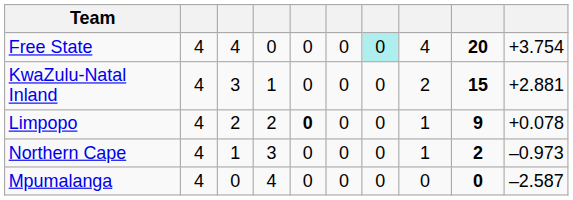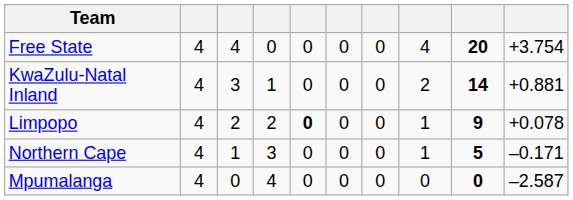(380, 47) paleturquoise background -> (380, 47) no background
(478, 85) 15 -> (478, 85) 14
(536, 85) +2.881 -> (536, 85) +0.881
(478, 152) 2 -> (478, 152) 5
(536, 152) –0.973 -> (536, 152) –0.171
